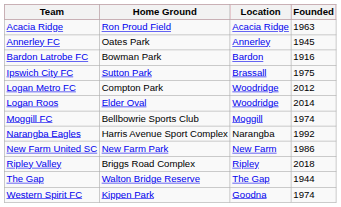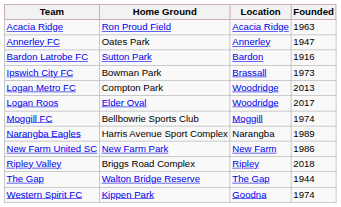(304, 42) 1945 -> (304, 42) 1947
(132, 57) Bowman Park -> (127, 57) Sutton Park
(127, 73) Sutton Park -> (132, 73) Bowman Park
(304, 73) 1975 -> (304, 73) 1973
(304, 88) 2012 -> (304, 88) 2013
(304, 103) 2014 -> (304, 103) 2017
(304, 133) 1992 -> (304, 133) 1989
